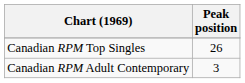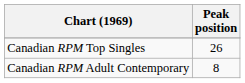(216, 68) 3 -> (216, 68) 8
